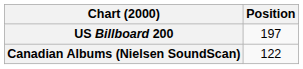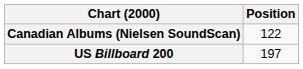rows swapped: (124, 53) <-> (124, 34)
